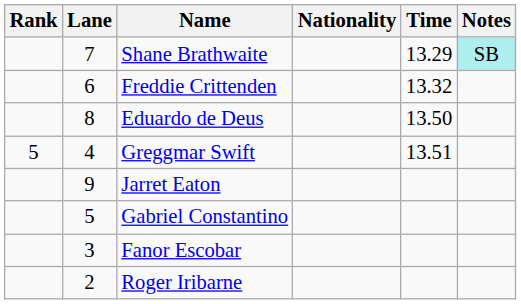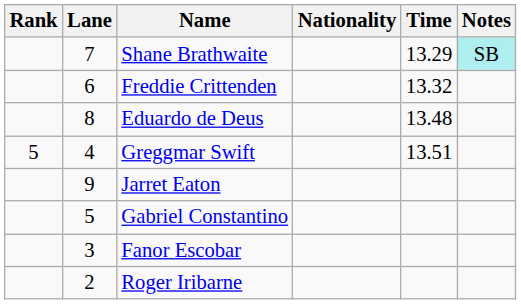(429, 119) 13.50 -> (429, 119) 13.48
